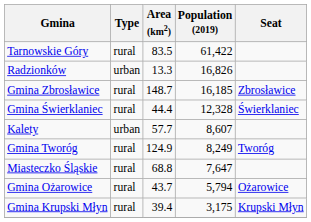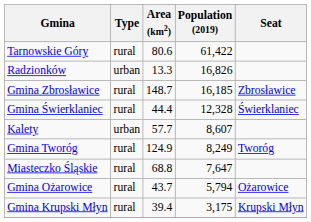(162, 52) 83.5 -> (162, 52) 80.6
